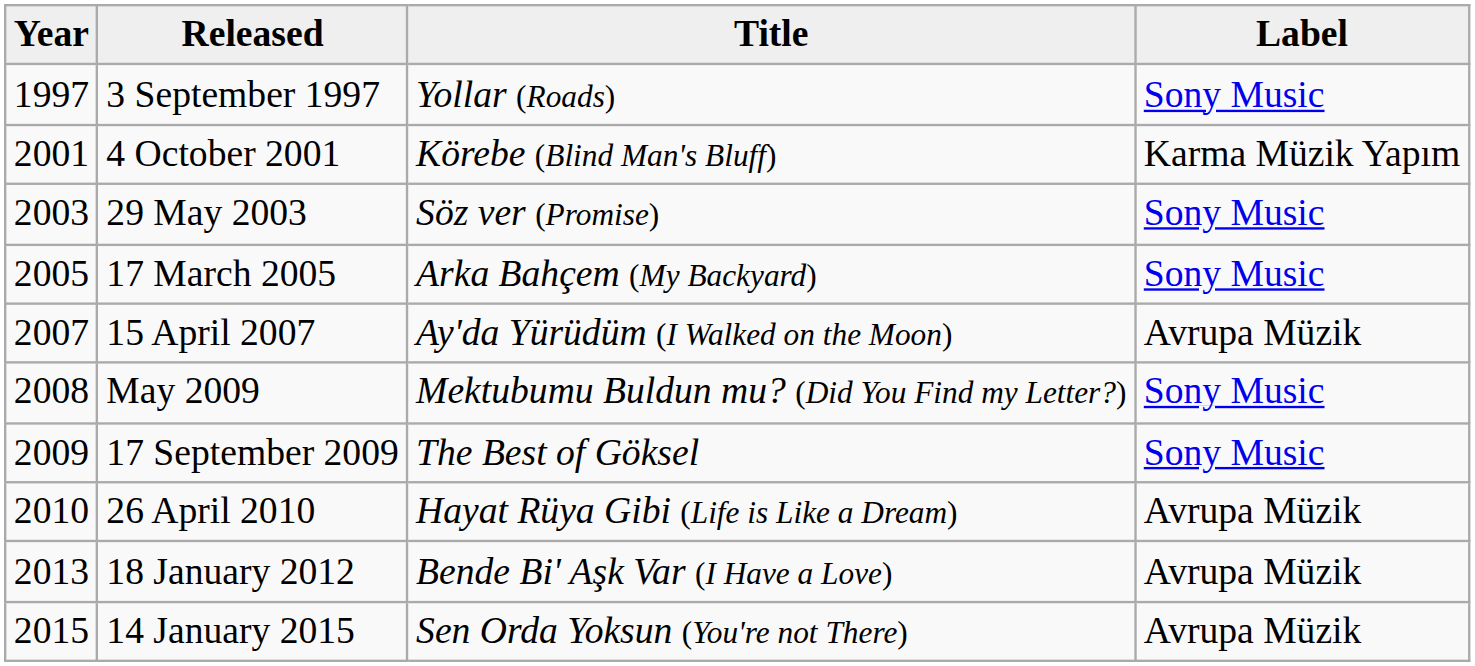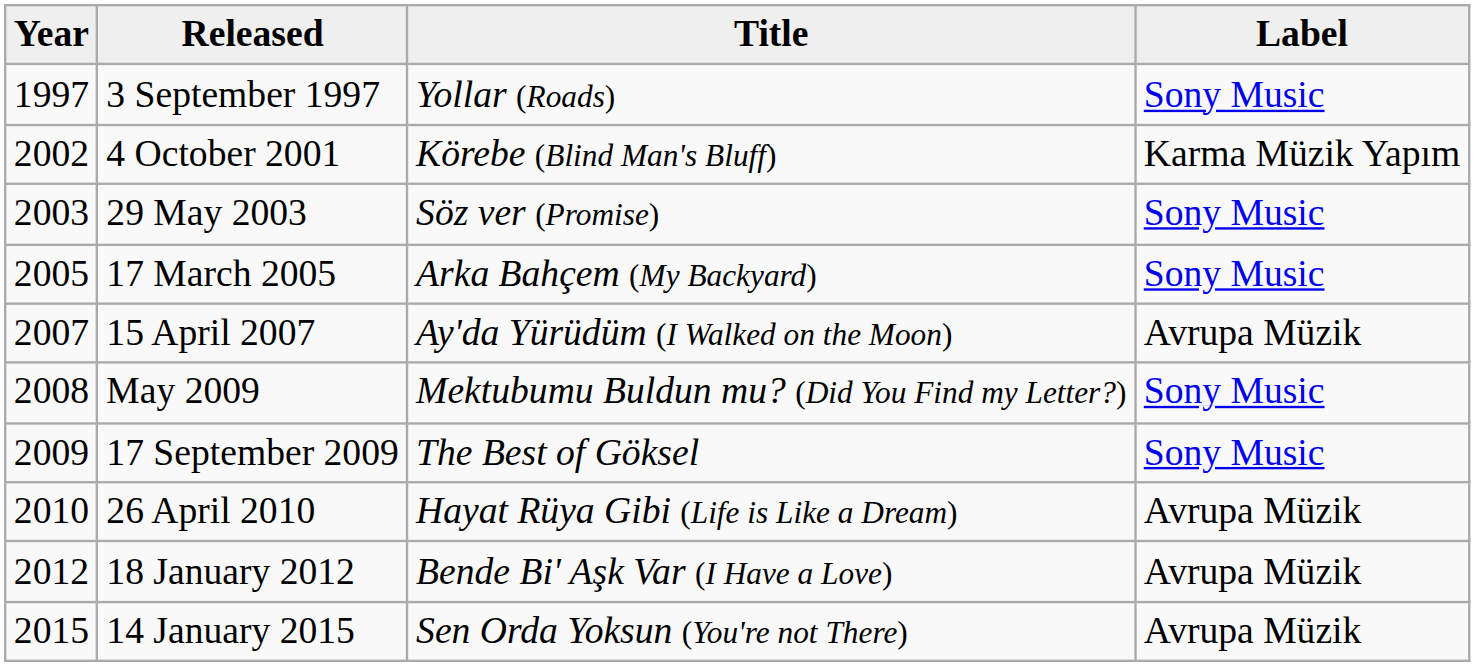(51, 153) 2001 -> (51, 153) 2002
(51, 570) 2013 -> (51, 570) 2012
